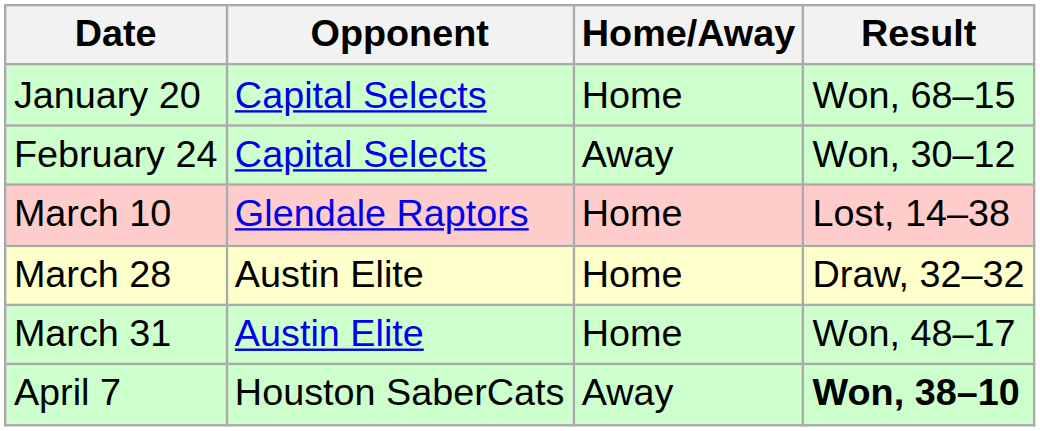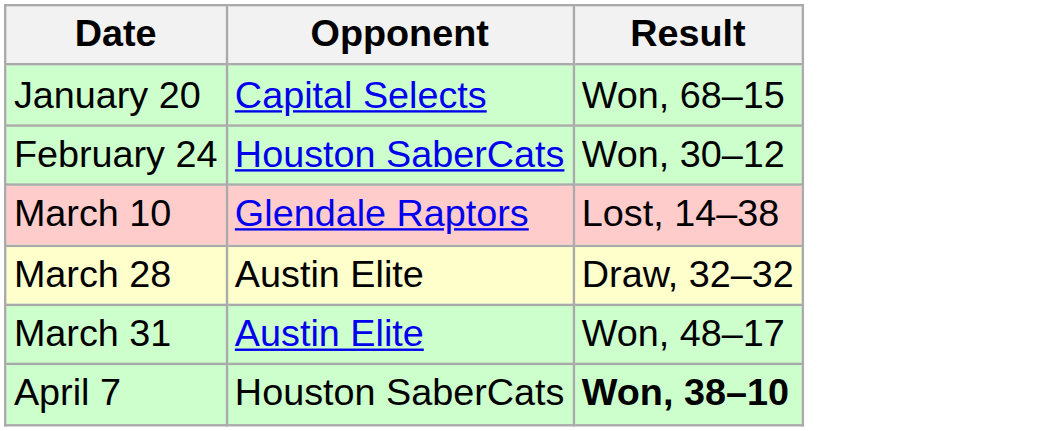- column: (689, 34)
(361, 154) Capital Selects -> (400, 154) Houston SaberCats
